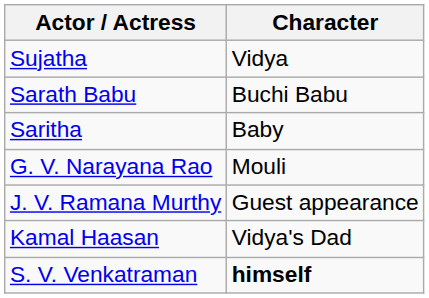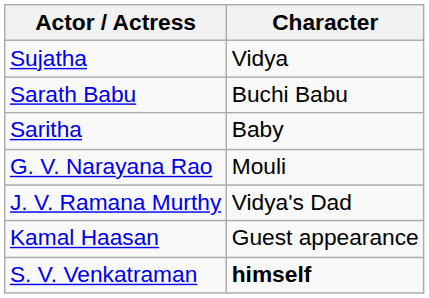(325, 202) Guest appearance -> (292, 202) Vidya's Dad
(292, 238) Vidya's Dad -> (325, 238) Guest appearance
